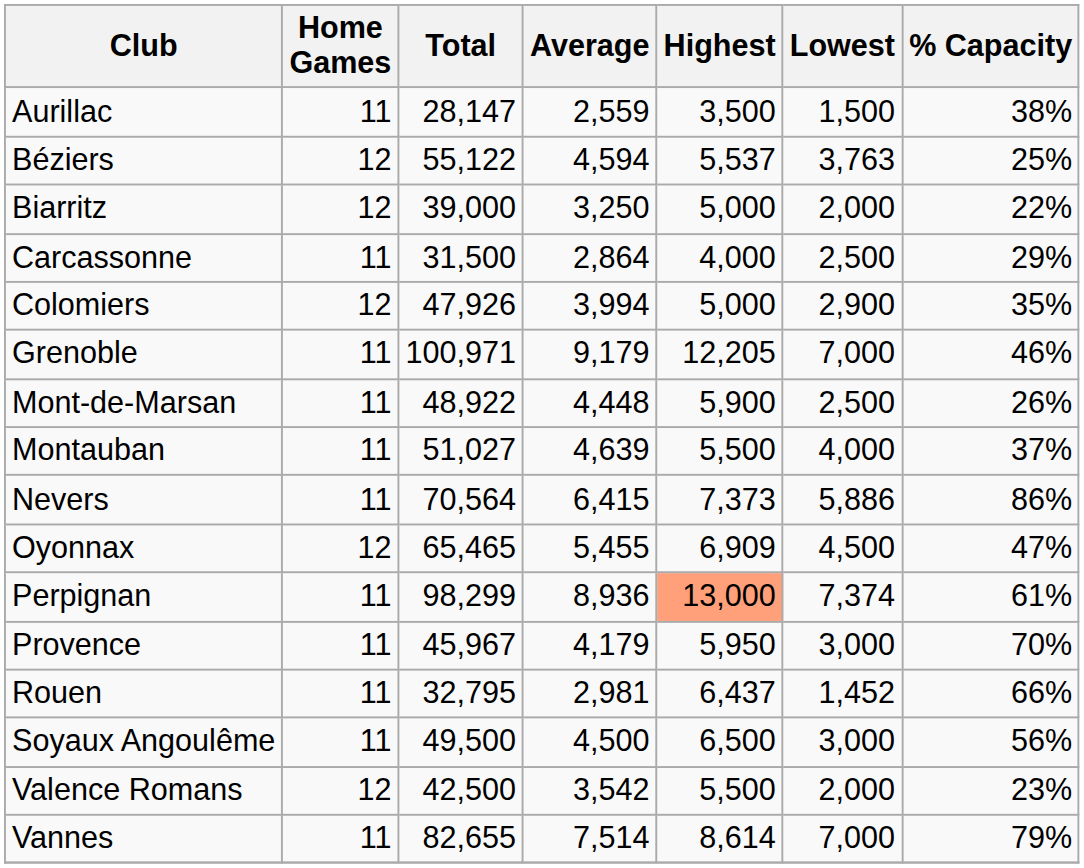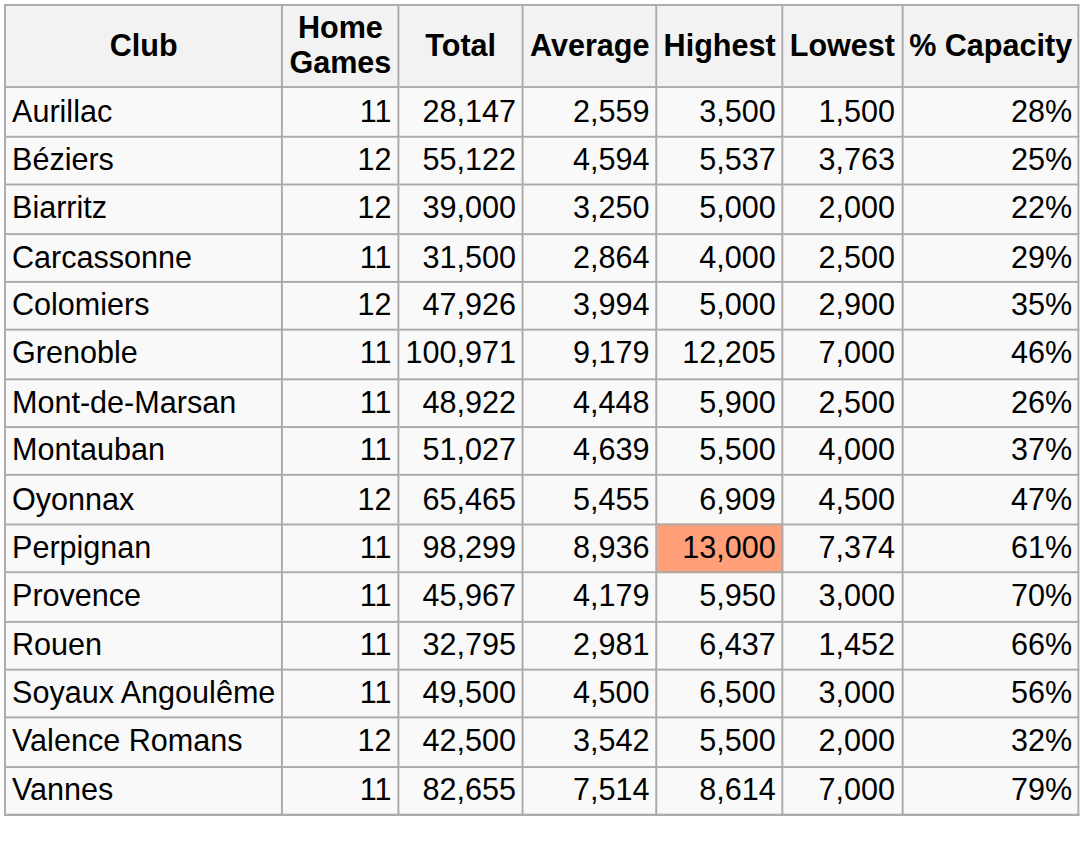(1042, 111) 38% -> (1042, 111) 28%
- row: (60, 499)
(1042, 790) 23% -> (1042, 741) 32%
